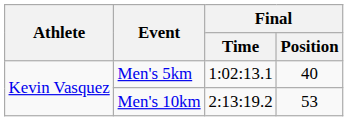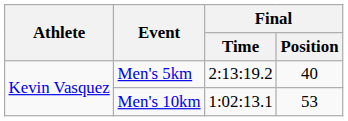(241, 74) 1:02:13.1 -> (241, 74) 2:13:19.2
(241, 102) 2:13:19.2 -> (241, 102) 1:02:13.1
